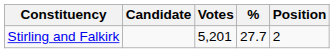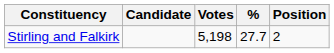(215, 36) 5,201 -> (215, 36) 5,198
